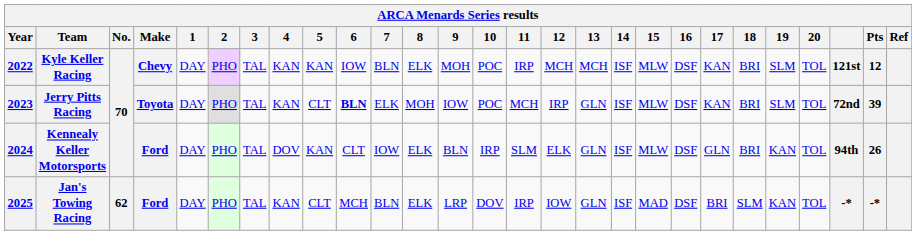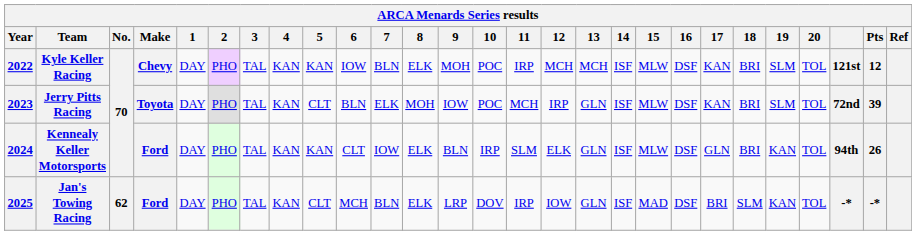(354, 104) bold -> (354, 104) normal
(286, 149) DOV -> (286, 149) KAN
